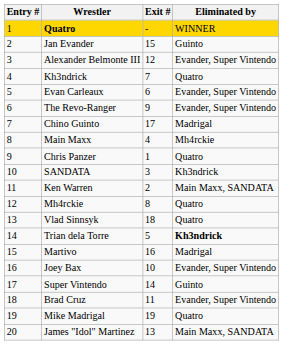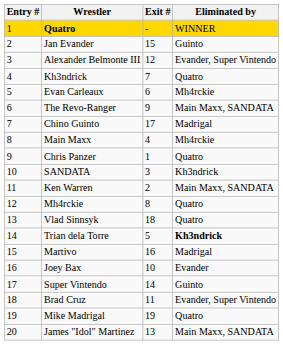(226, 92) Evander, Super Vintendo -> (195, 92) Mh4rckie
(226, 108) Evander, Super Vintendo -> (224, 108) Main Maxx, SANDATA
(226, 268) Evander, Super Vintendo -> (192, 268) Evander
